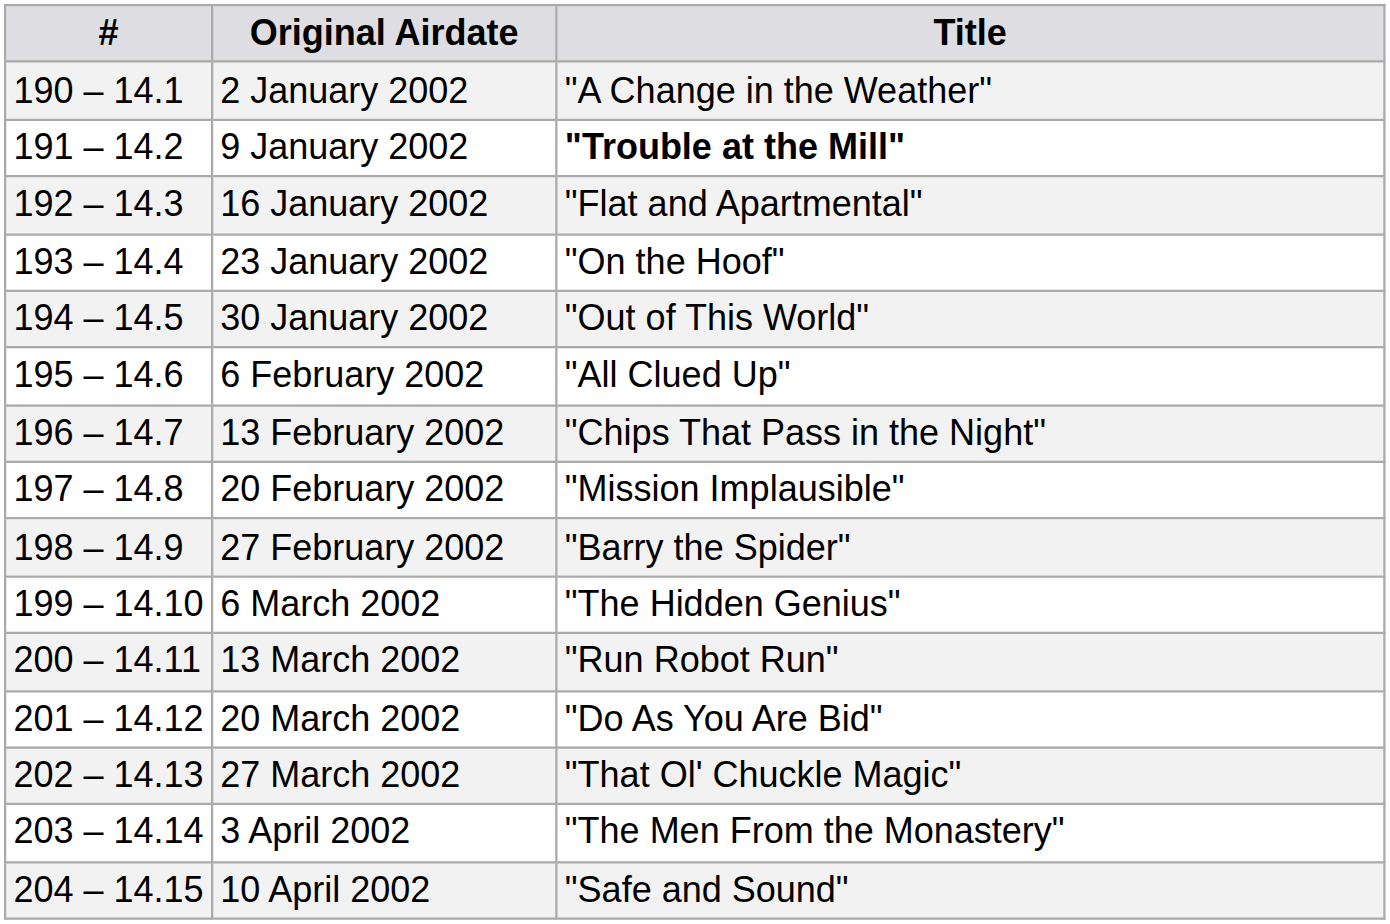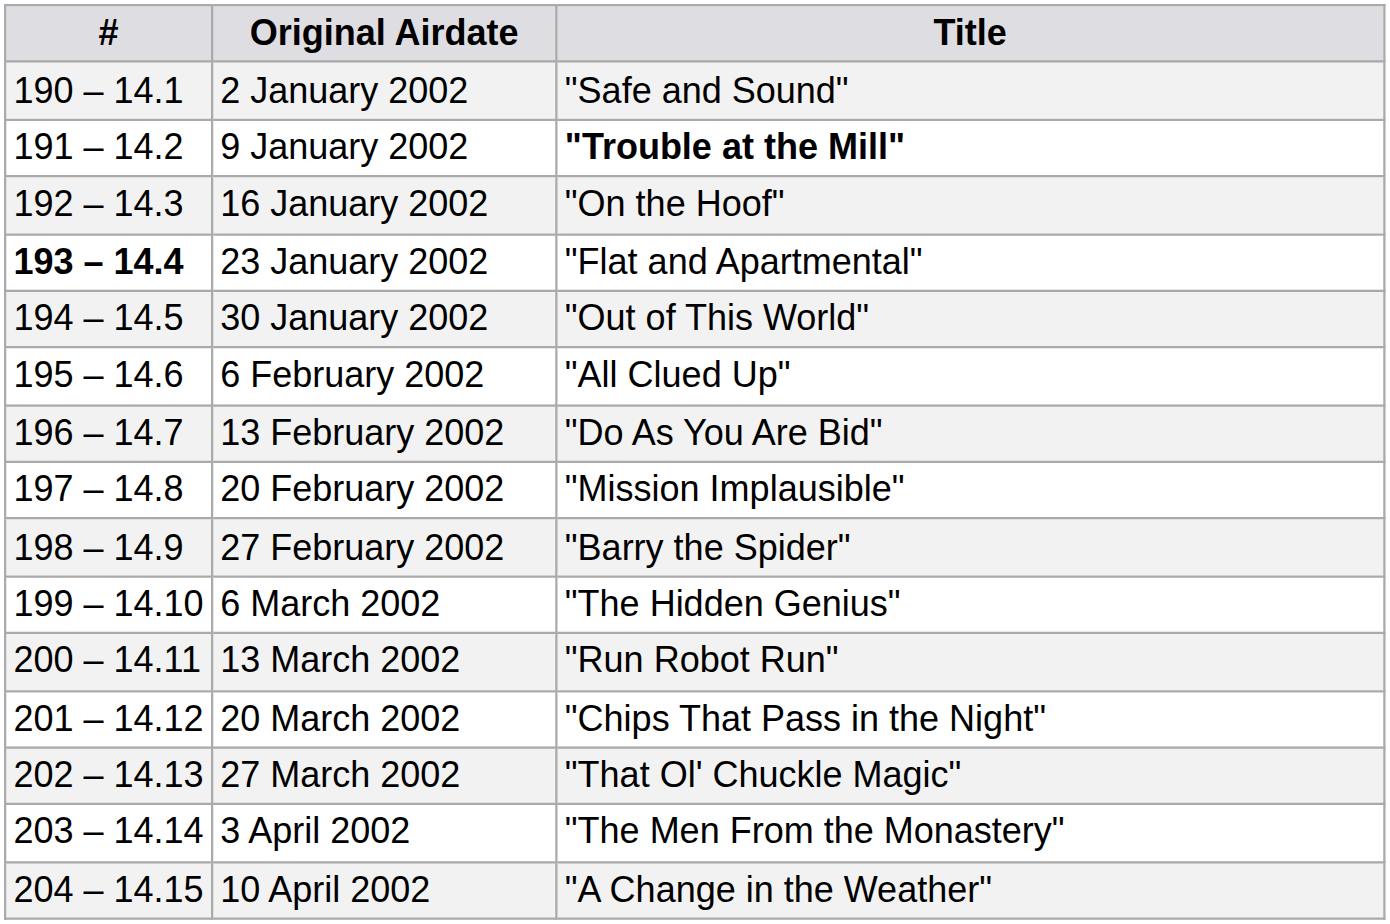(778, 90) "A Change in the Weather" -> (707, 90) "Safe and Sound"
(744, 204) "Flat and Apartmental" -> (675, 204) "On the Hoof"
(98, 261) normal -> (98, 261) bold
(675, 261) "On the Hoof" -> (744, 261) "Flat and Apartmental"
(805, 432) "Chips That Pass in the Night" -> (724, 432) "Do As You Are Bid"
(724, 718) "Do As You Are Bid" -> (805, 718) "Chips That Pass in the Night"
(707, 889) "Safe and Sound" -> (778, 889) "A Change in the Weather"
